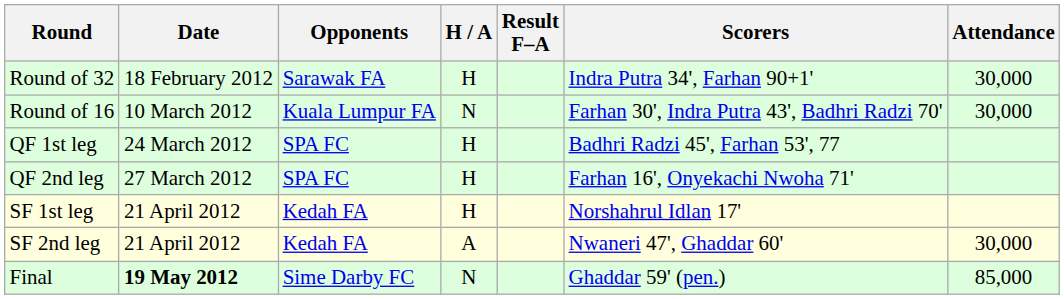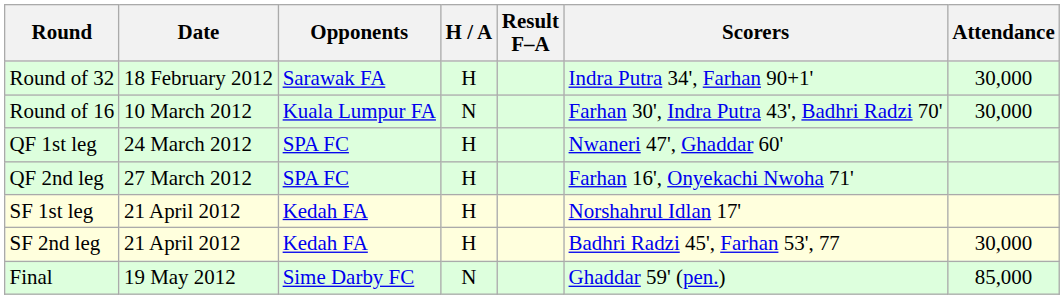(704, 144) Badhri Radzi 45', Farhan 53', 77 -> (676, 144) Nwaneri 47', Ghaddar 60'
(469, 244) A -> (469, 244) H
(676, 244) Nwaneri 47', Ghaddar 60' -> (704, 244) Badhri Radzi 45', Farhan 53', 77
(181, 277) bold -> (180, 277) normal
